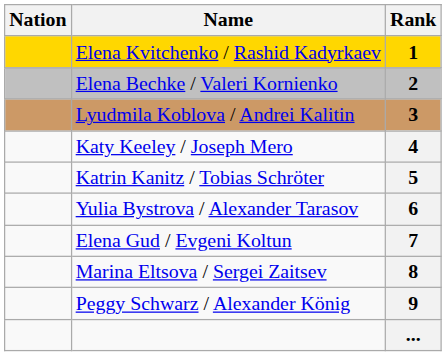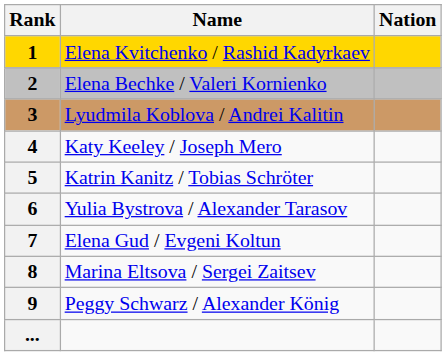columns swapped: (413, 20) <-> (38, 20)
